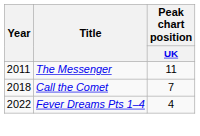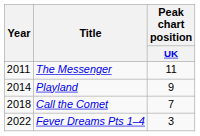+ row: (57, 87)
(171, 104) 4 -> (171, 122) 3
